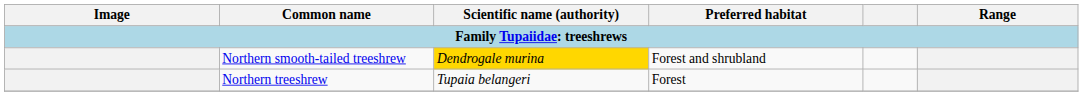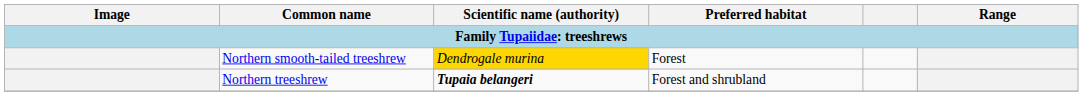(709, 58) Forest and shrubland -> (669, 58) Forest
(484, 79) normal -> (485, 79) bold
(669, 79) Forest -> (709, 79) Forest and shrubland
